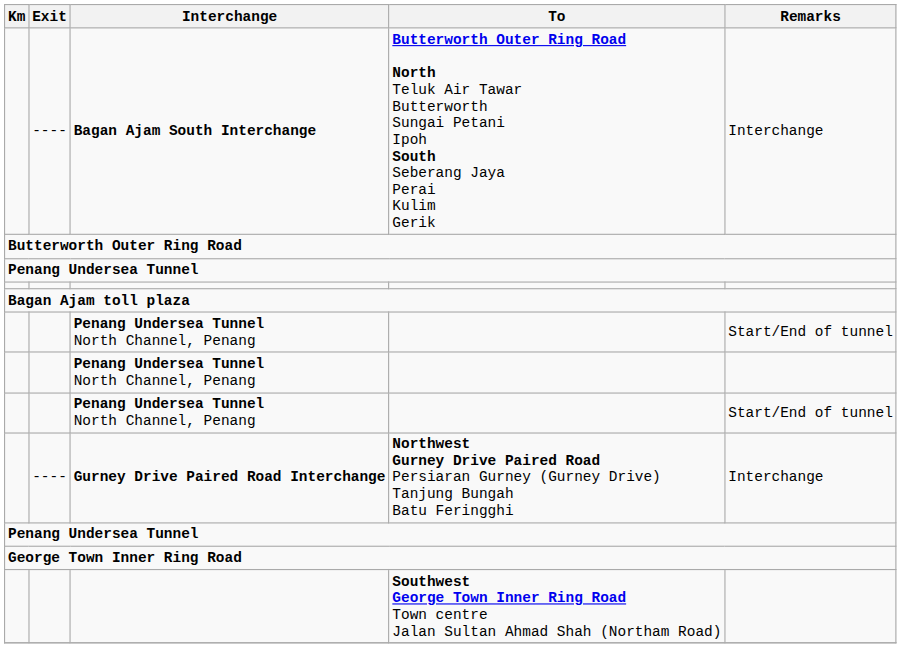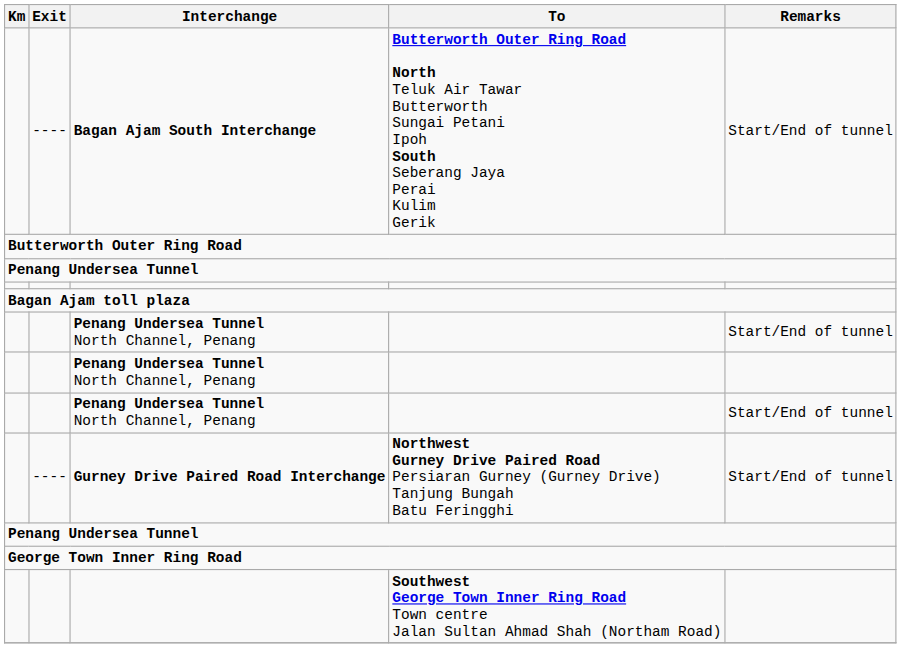(776, 131) Interchange -> (811, 131) Start/End of tunnel
(776, 478) Interchange -> (811, 478) Start/End of tunnel
